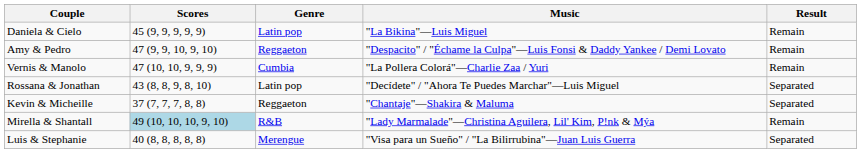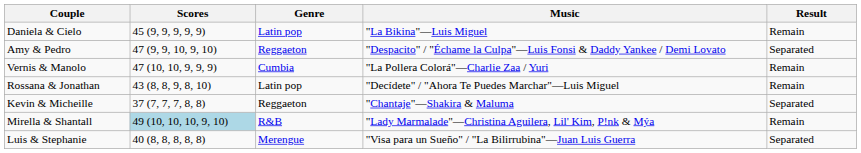(787, 49) Remain -> (792, 49) Separated
(792, 85) Separated -> (787, 85) Remain
